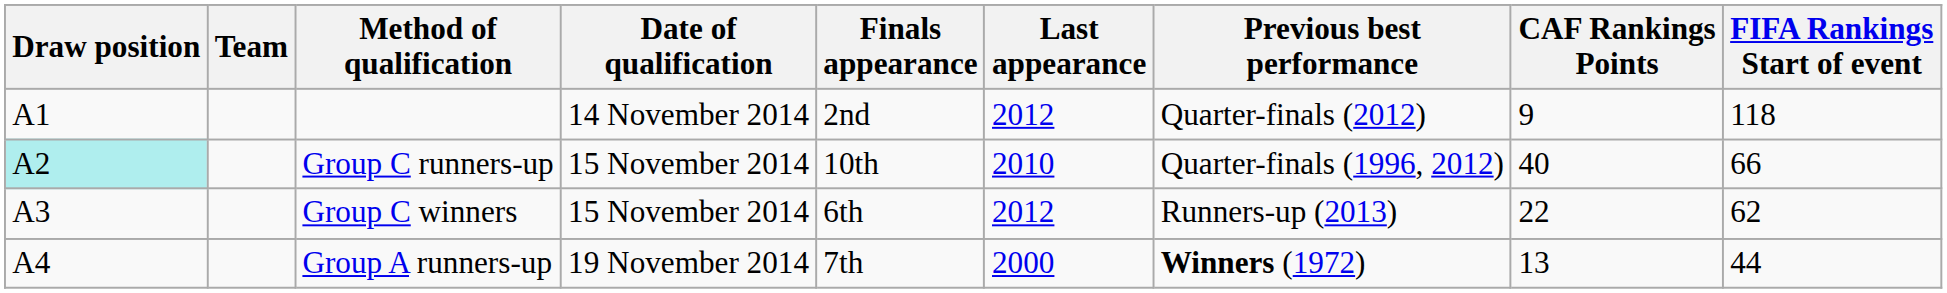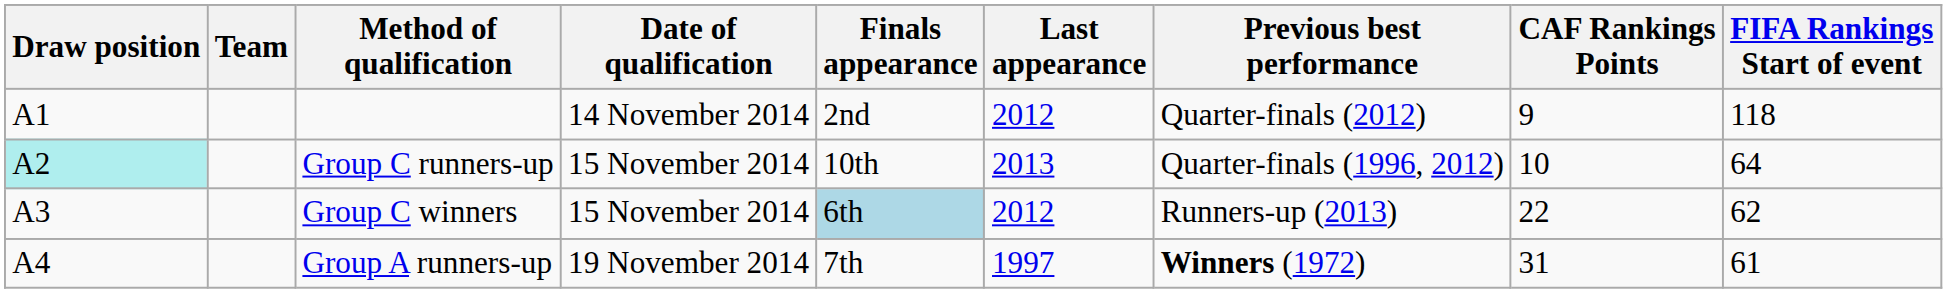(1023, 163) 2010 -> (1023, 163) 2013
(1534, 163) 40 -> (1534, 163) 10
(1746, 163) 66 -> (1746, 163) 64
(843, 212) no background -> (843, 212) lightblue background
(1023, 262) 2000 -> (1023, 262) 1997
(1534, 262) 13 -> (1534, 262) 31
(1746, 262) 44 -> (1746, 262) 61
